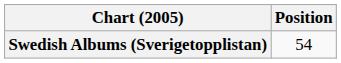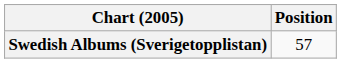(304, 44) 54 -> (304, 44) 57
